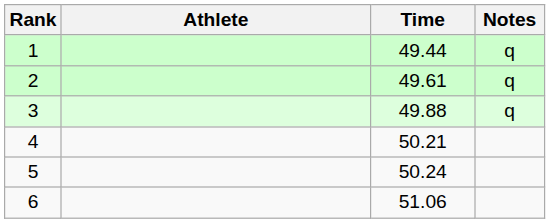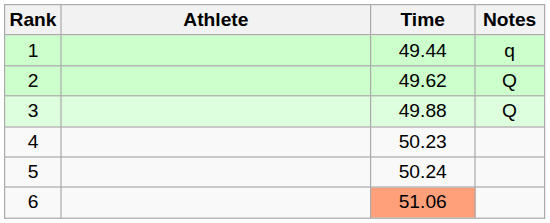(423, 80) 49.61 -> (423, 80) 49.62
(510, 80) q -> (510, 80) Q
(510, 111) q -> (510, 111) Q
(423, 141) 50.21 -> (423, 141) 50.23
(423, 202) no background -> (423, 202) lightsalmon background
